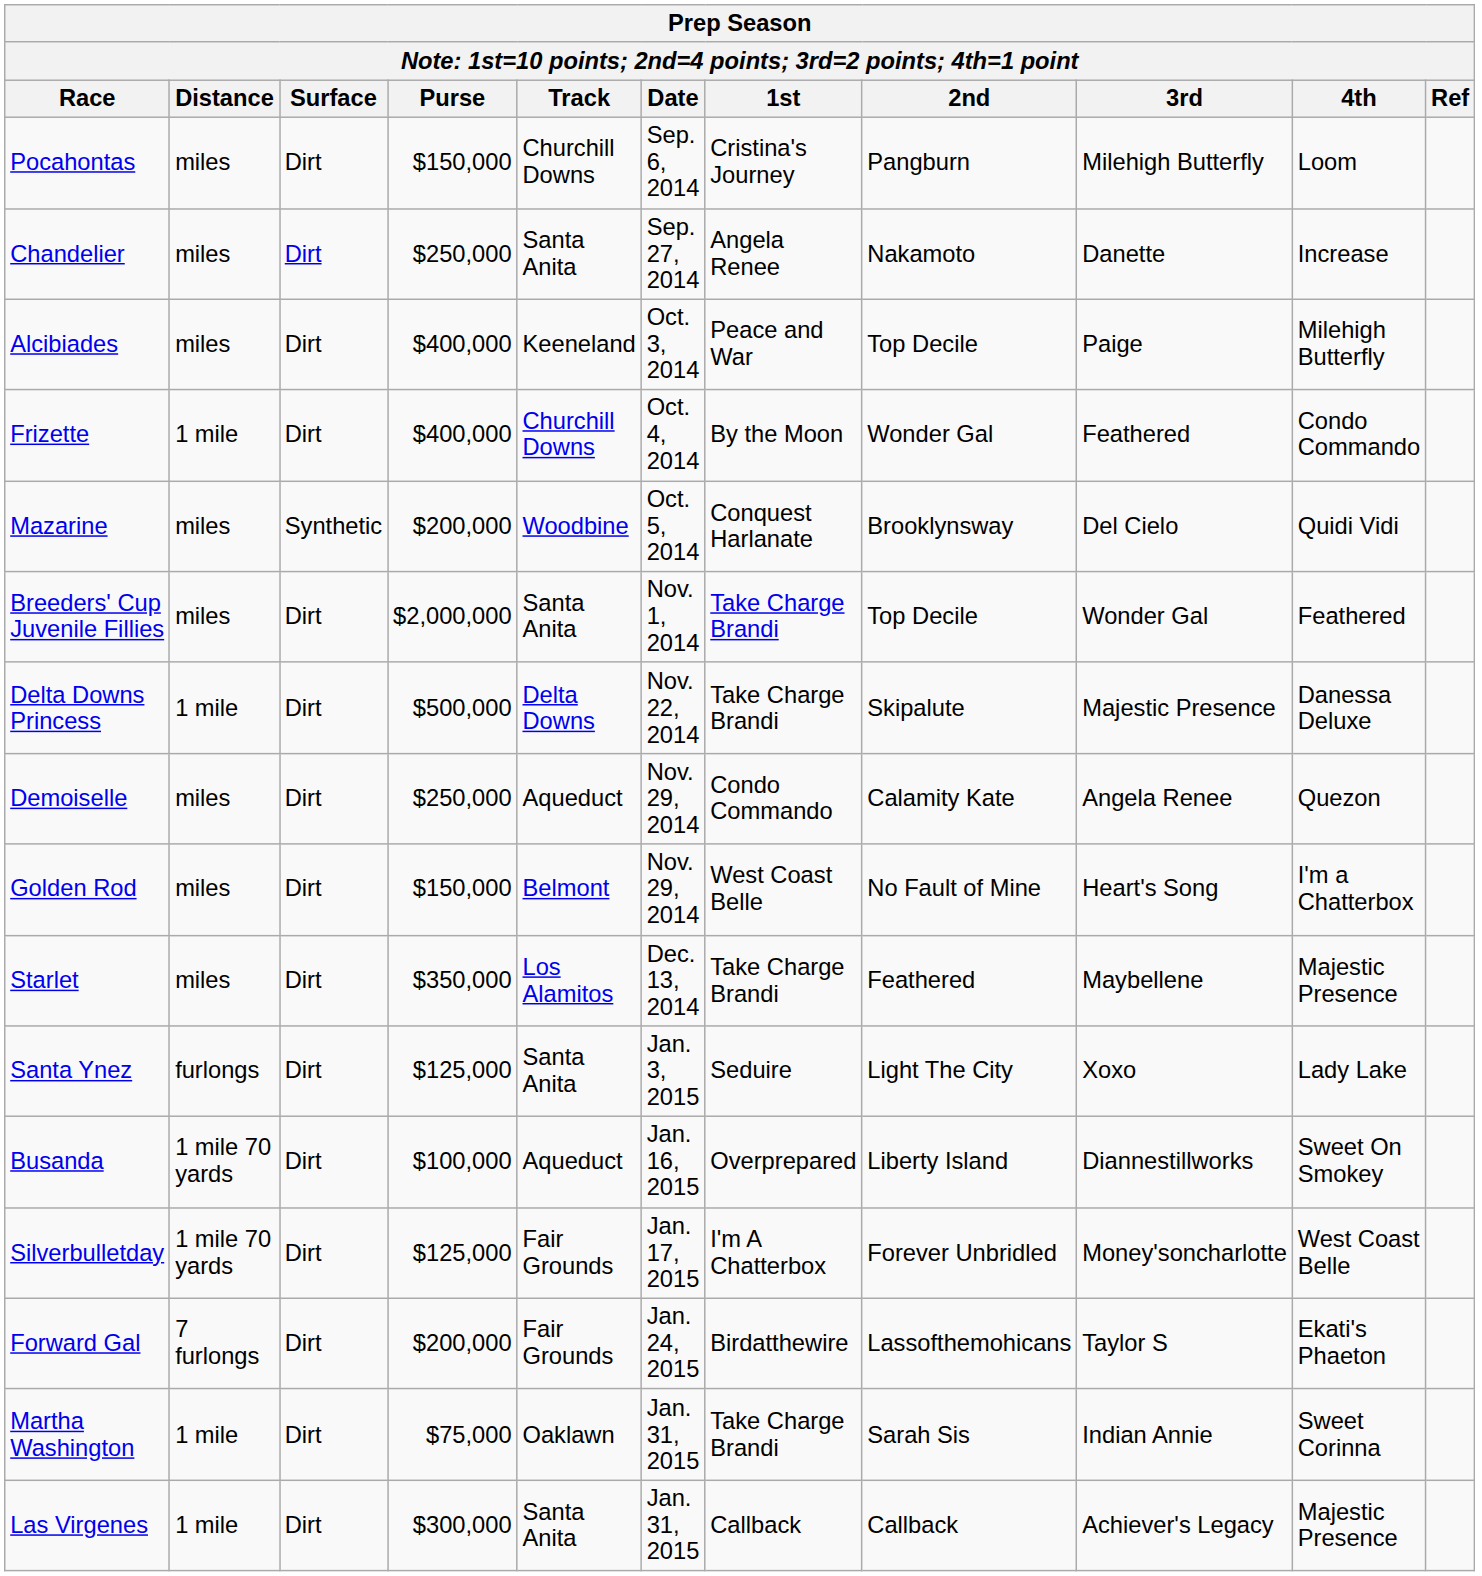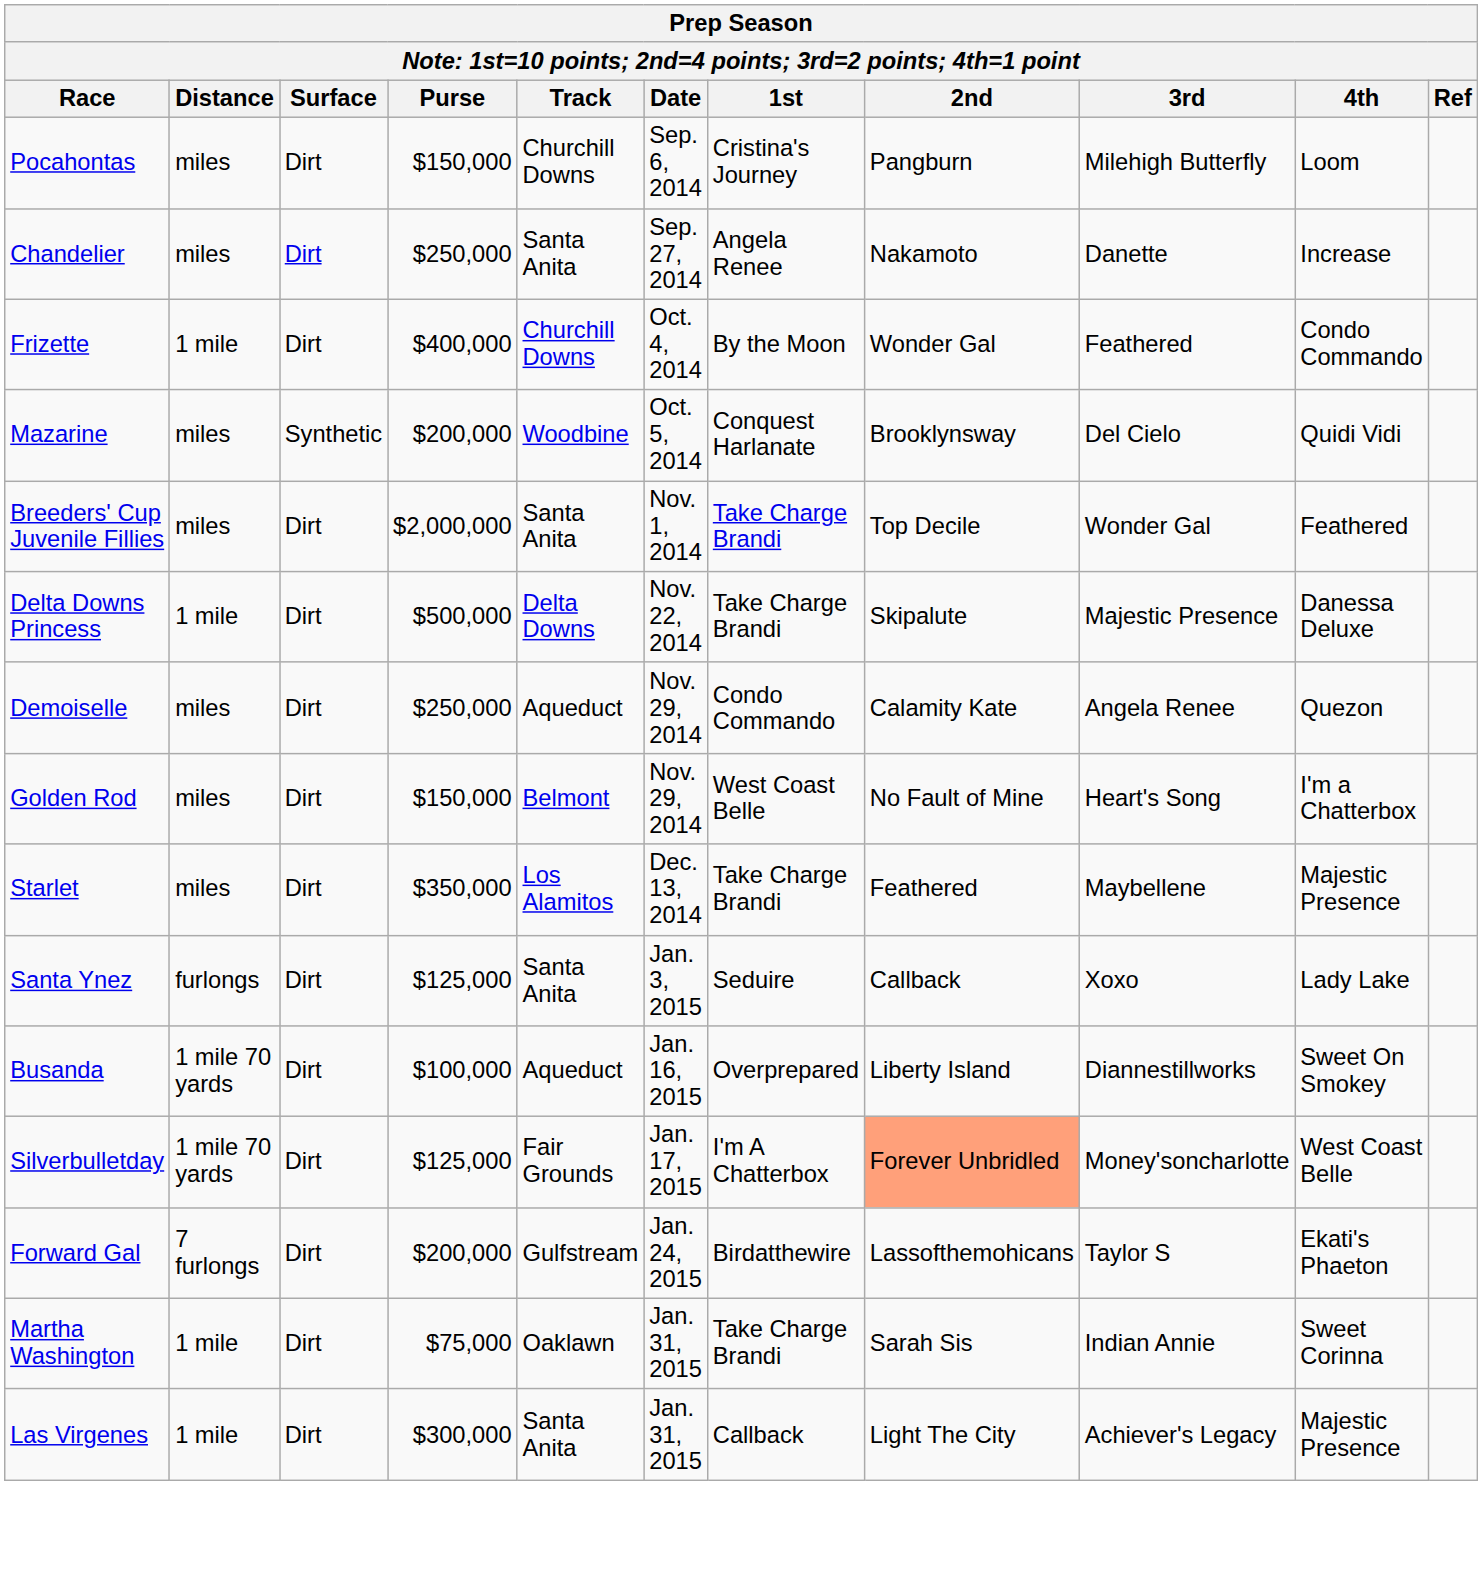- row: (64, 344)
(940, 1070) Light The City -> (915, 980) Callback
(962, 1252) no background -> (965, 1161) lightsalmon background
(568, 1343) Fair Grounds -> (580, 1252) Gulfstream
(913, 1525) Callback -> (943, 1434) Light The City
